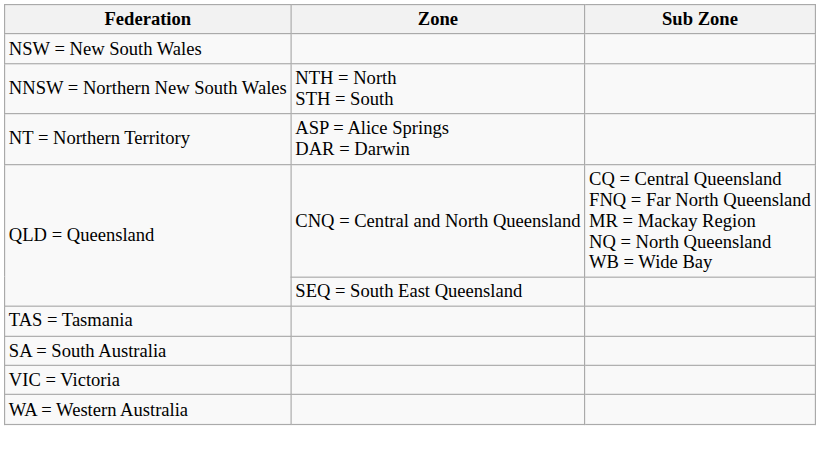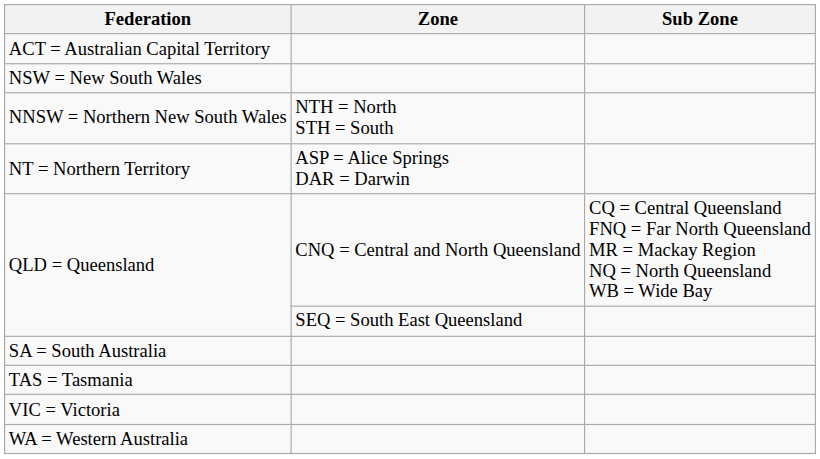+ row: (139, 48)
rows swapped: (88, 350) <-> (71, 321)
